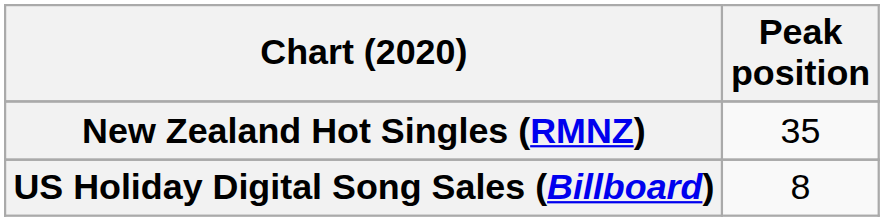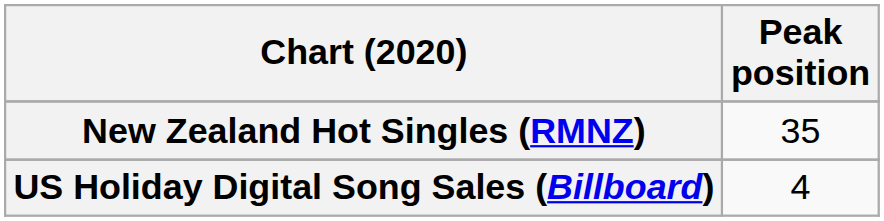(801, 186) 8 -> (801, 186) 4
